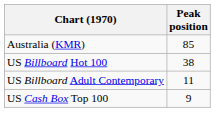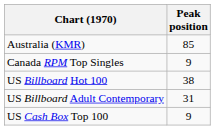+ row: (65, 62)
(189, 80) 11 -> (189, 98) 31
